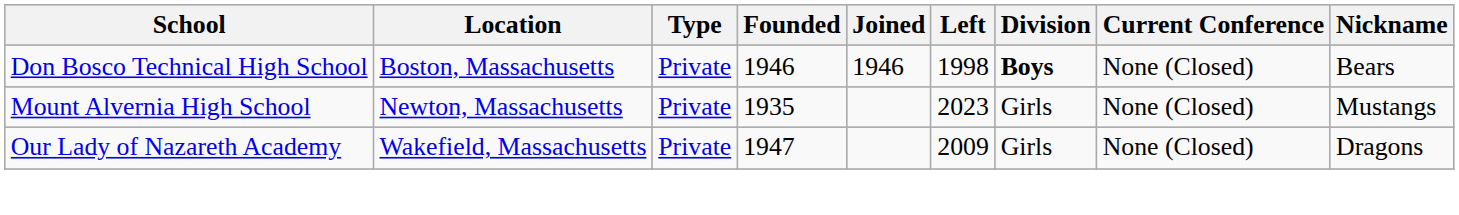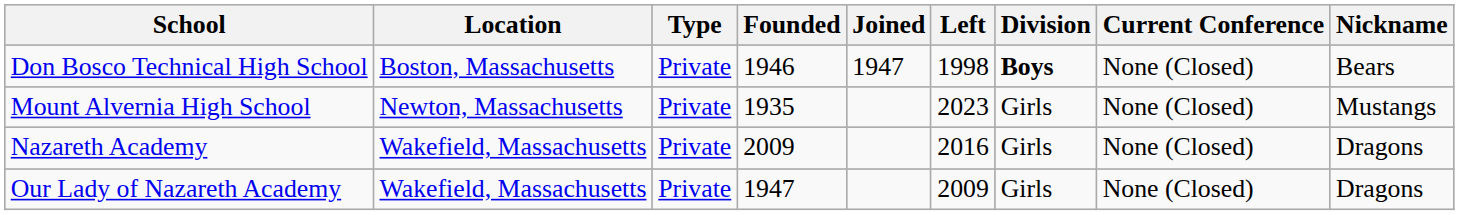(878, 65) 1946 -> (878, 65) 1947
+ row: (109, 147)
